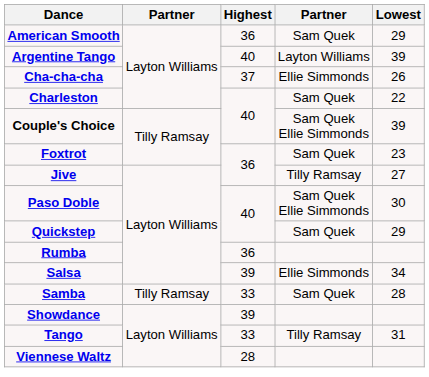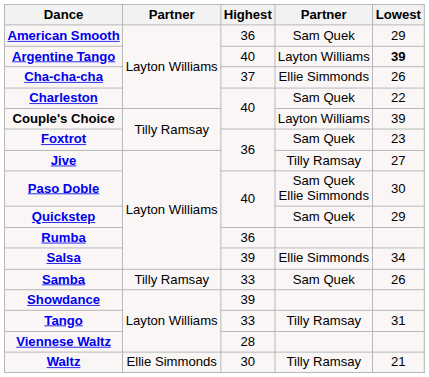(398, 56) normal -> (398, 56) bold
(324, 126) Sam Quek Ellie Simmonds -> (324, 118) Layton Williams
(398, 294) 28 -> (398, 279) 26
+ row: (64, 362)
